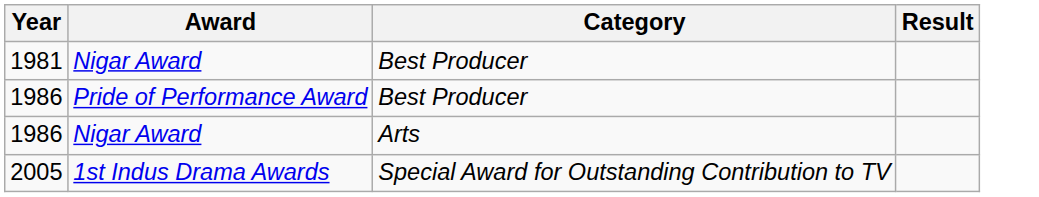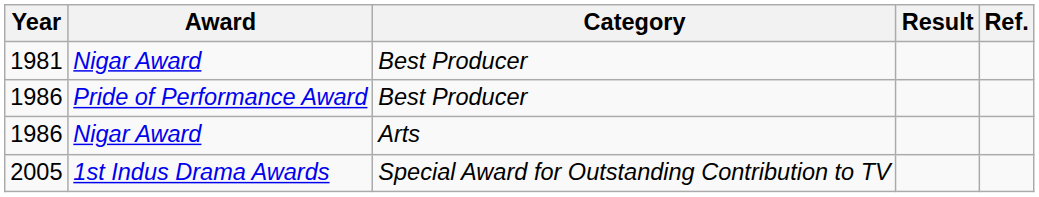+ column: (1007, 23)
